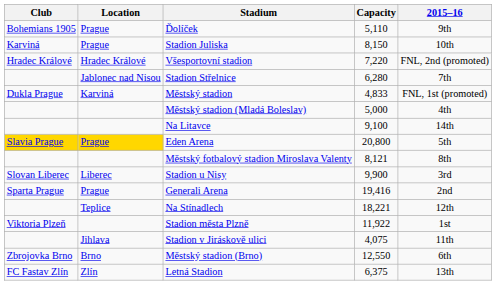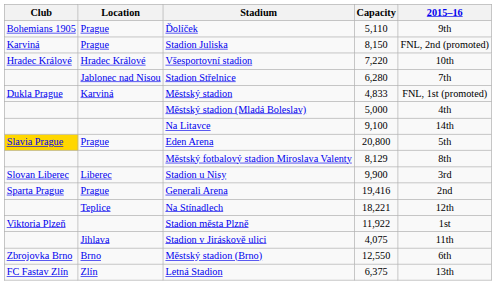(445, 45) 10th -> (445, 45) FNL, 2nd (promoted)
(445, 61) FNL, 2nd (promoted) -> (445, 61) 10th
(95, 142) gold background -> (95, 142) no background
(376, 158) 8,121 -> (376, 158) 8,129
